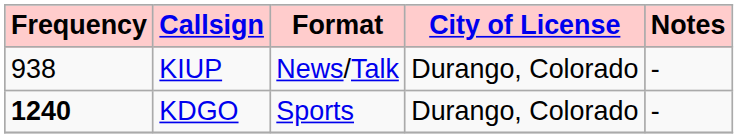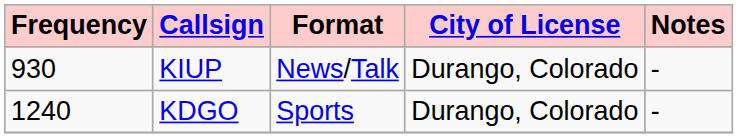(33, 68) 938 -> (33, 68) 930
(41, 111) bold -> (41, 111) normal
